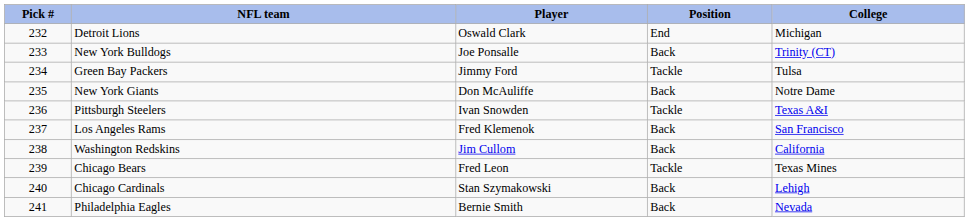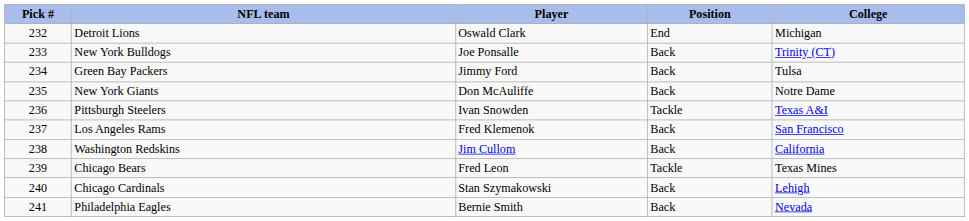(666, 71) Tackle -> (663, 71) Back
